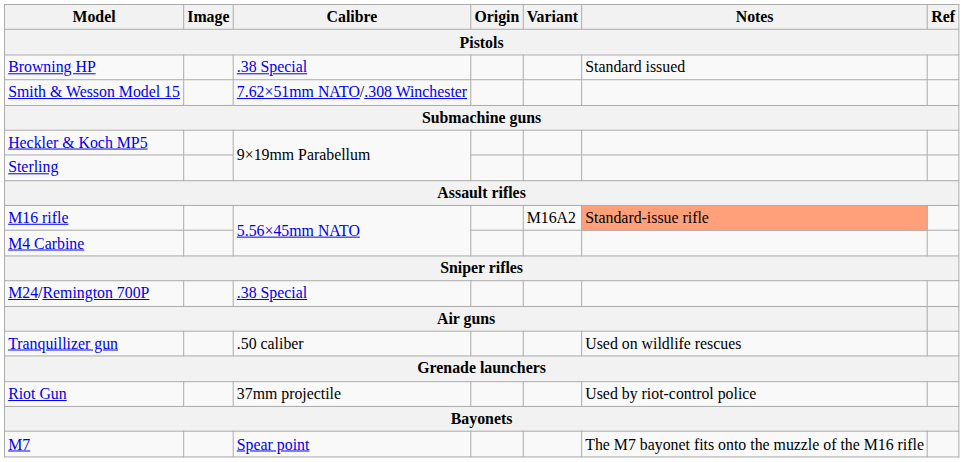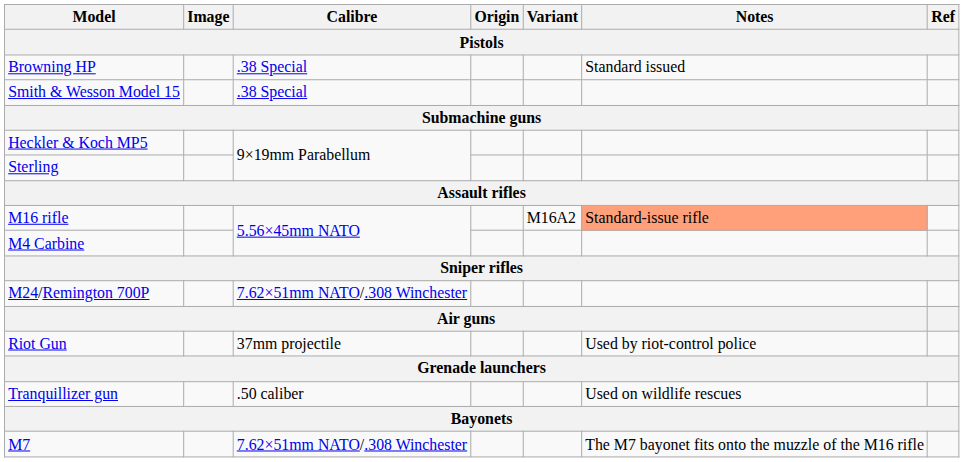(352, 92) 7.62×51mm NATO/.308 Winchester -> (272, 92) .38 Special
(272, 293) .38 Special -> (352, 293) 7.62×51mm NATO/.308 Winchester
rows swapped: (63, 343) <-> (37, 393)
(273, 444) Spear point -> (352, 444) 7.62×51mm NATO/.308 Winchester
